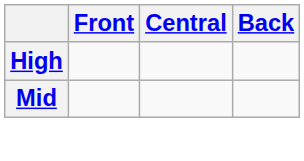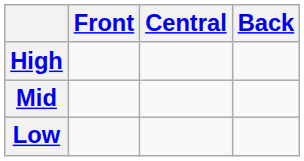+ row: (36, 135)
